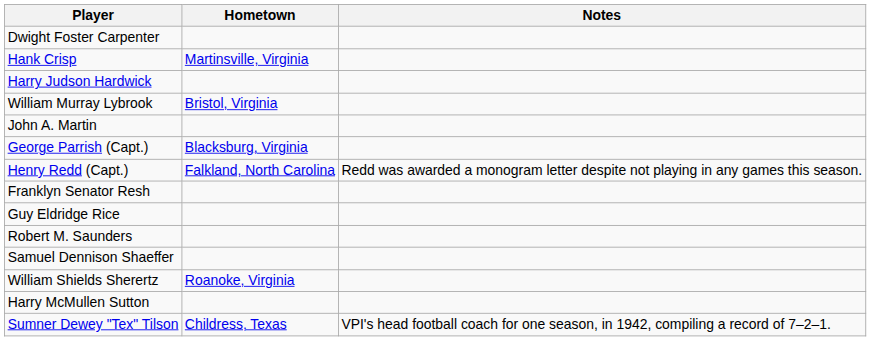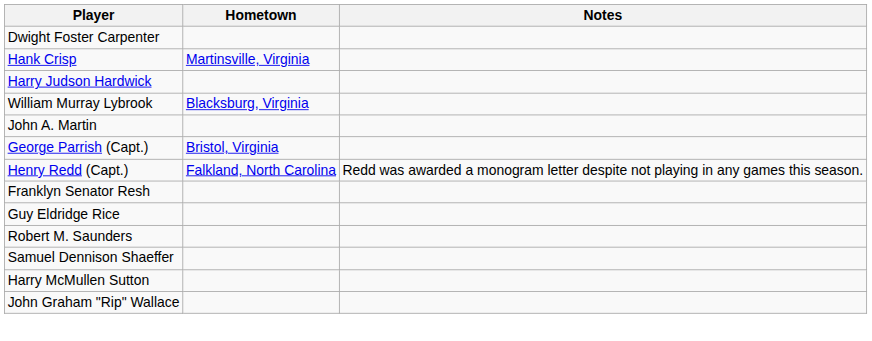(231, 103) Bristol, Virginia -> (247, 103) Blacksburg, Virginia
(246, 147) Blacksburg, Virginia -> (232, 147) Bristol, Virginia
- row: (83, 280)
- row: (93, 324)
+ row: (94, 302)
